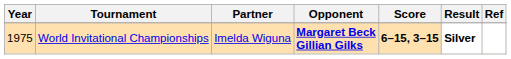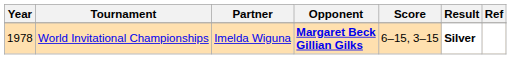(20, 38) 1975 -> (20, 38) 1978
(410, 38) bold -> (410, 38) normal
